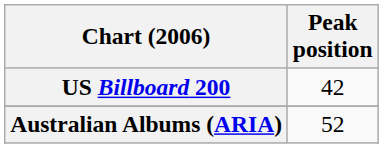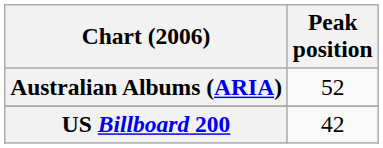rows swapped: (146, 124) <-> (146, 86)
